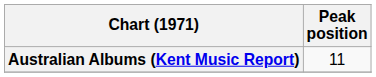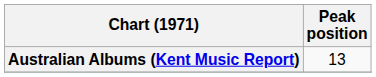(337, 59) 11 -> (337, 59) 13
